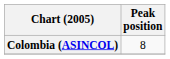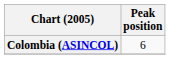(143, 44) 8 -> (143, 44) 6
